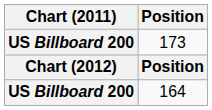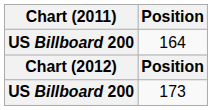rows swapped: (173, 42) <-> (173, 92)
